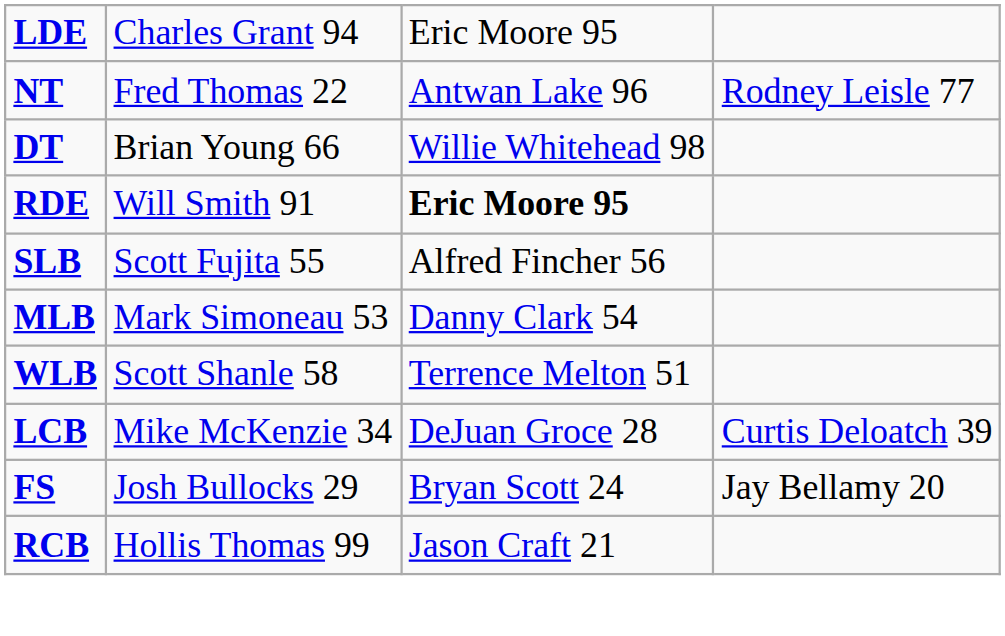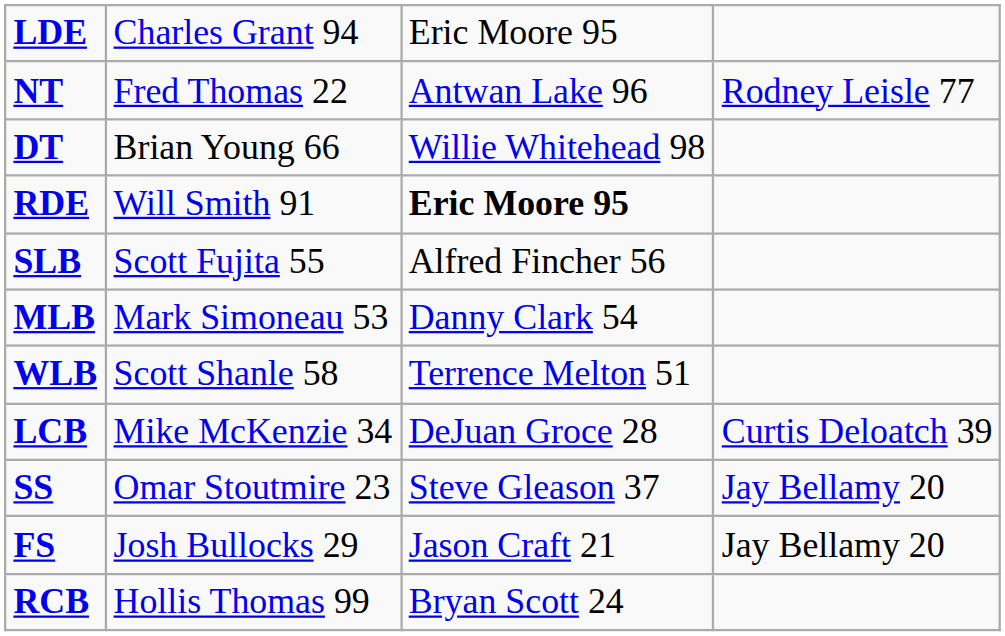+ row: (33, 487)
(516, 487) Bryan Scott 24 -> (512, 544) Jason Craft 21
(512, 544) Jason Craft 21 -> (516, 601) Bryan Scott 24
